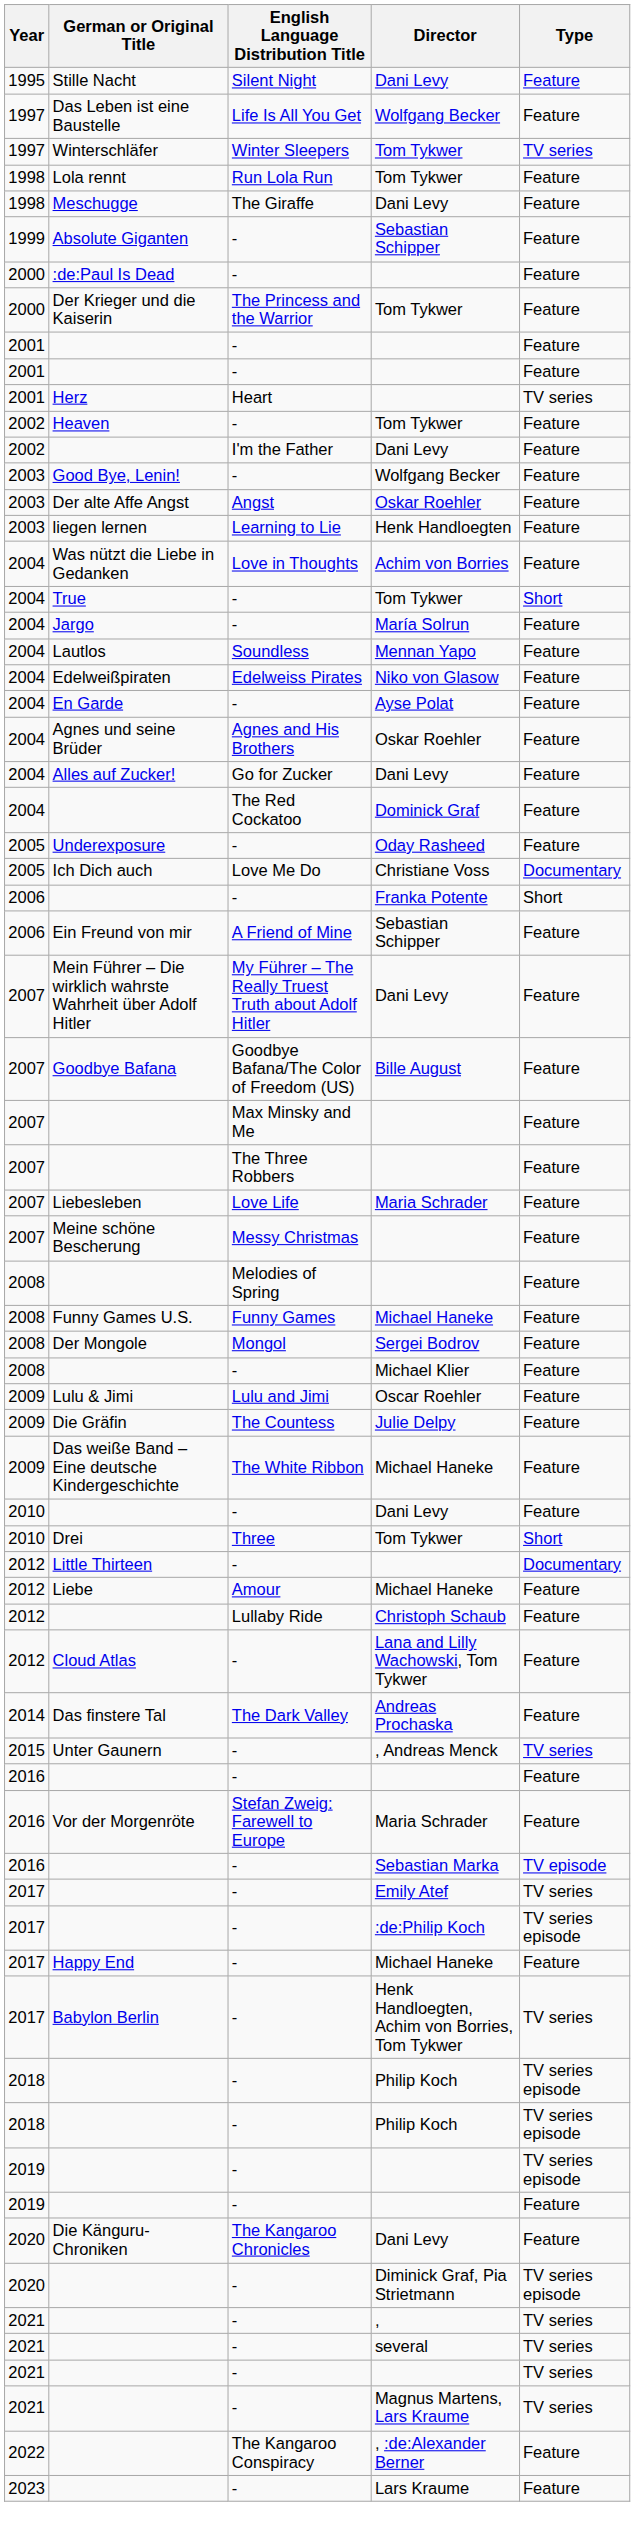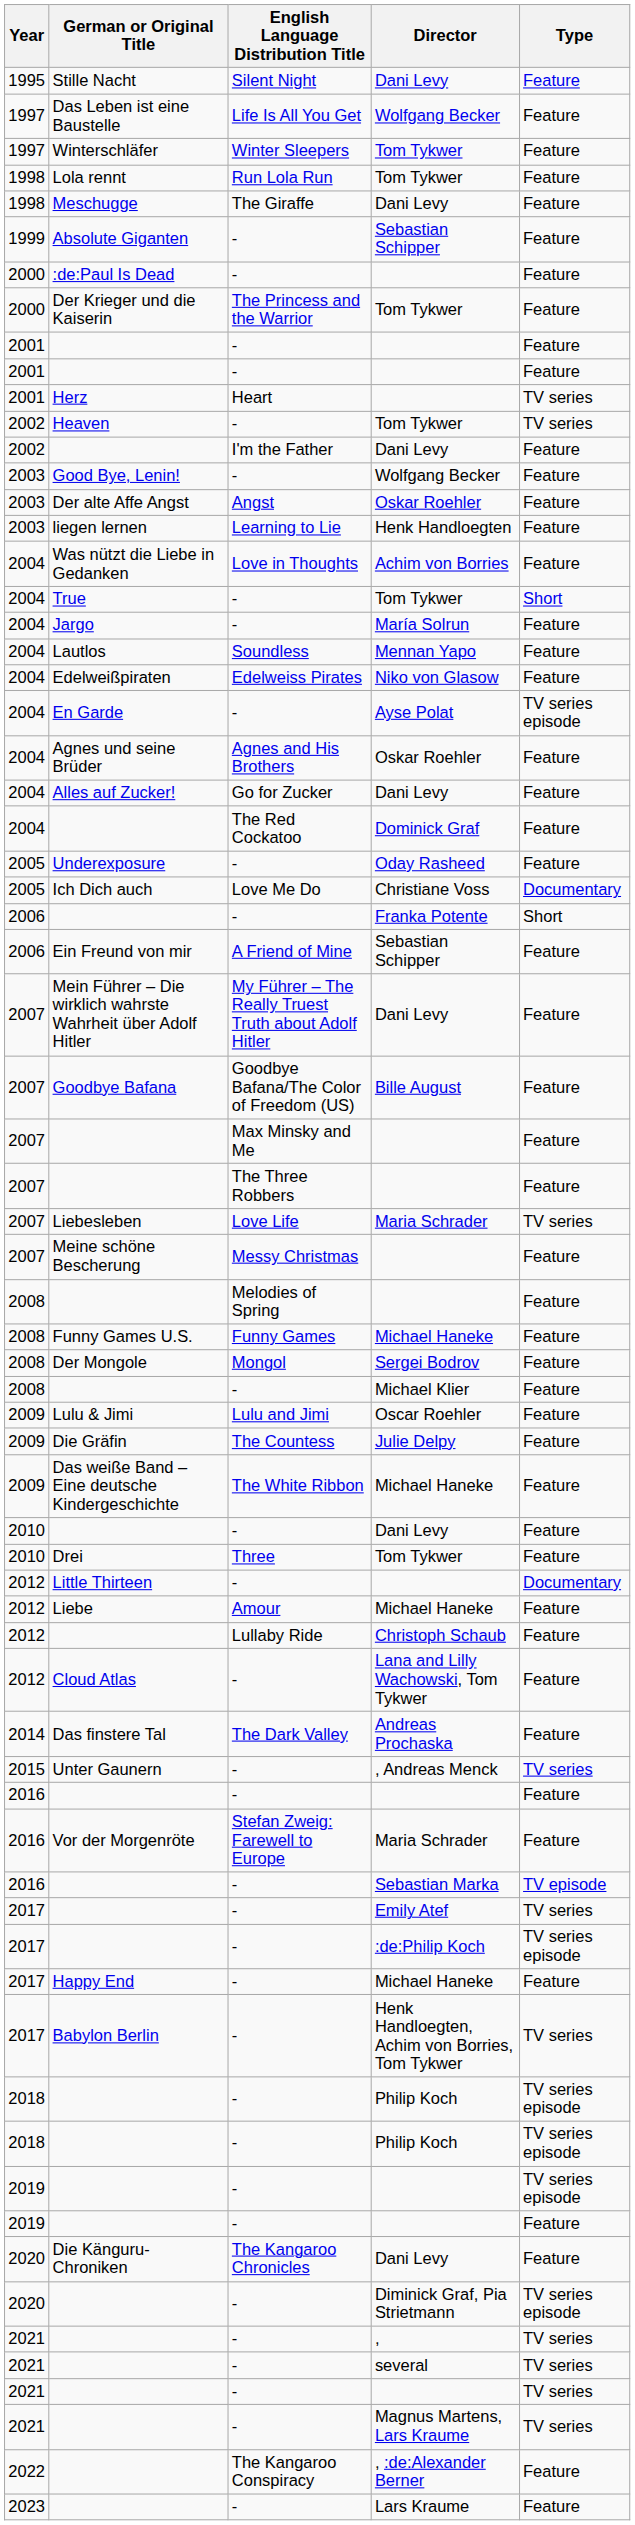(558, 151) TV series -> (551, 151) Feature
(551, 423) Feature -> (558, 423) TV series
(551, 703) Feature -> (558, 713) TV series episode
(551, 1202) Feature -> (558, 1221) TV series
(543, 1538) Short -> (551, 1556) Feature
